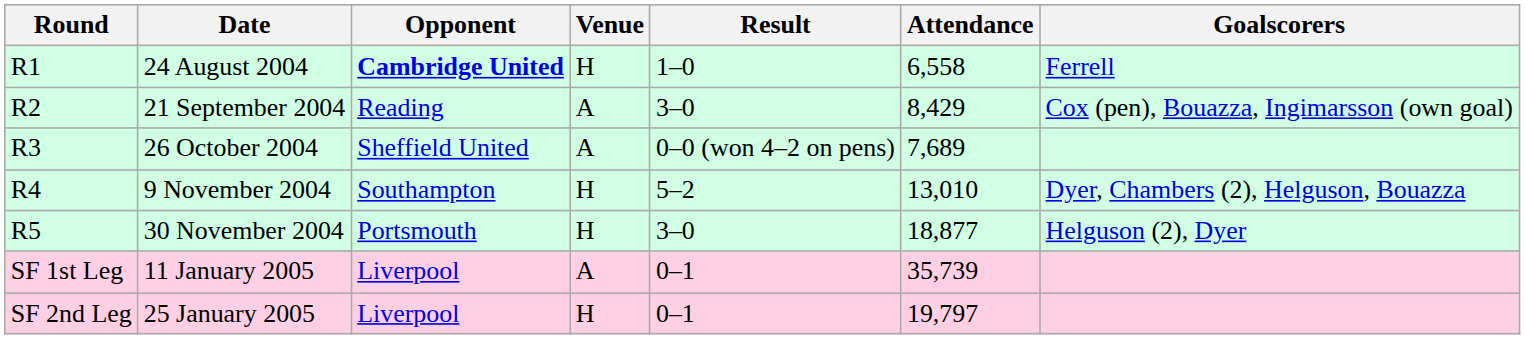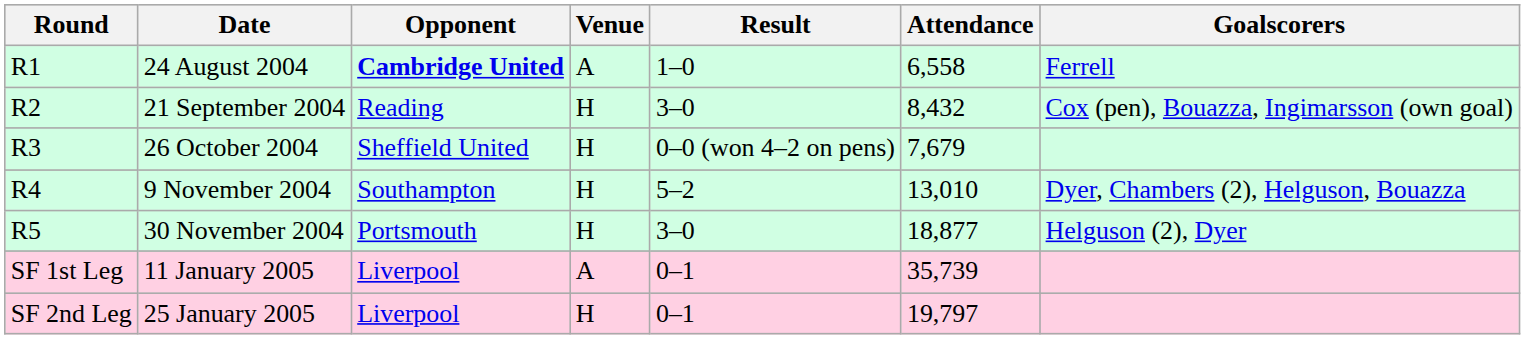(585, 66) H -> (585, 66) A
(585, 107) A -> (585, 107) H
(936, 107) 8,429 -> (936, 107) 8,432
(585, 148) A -> (585, 148) H
(936, 148) 7,689 -> (936, 148) 7,679
